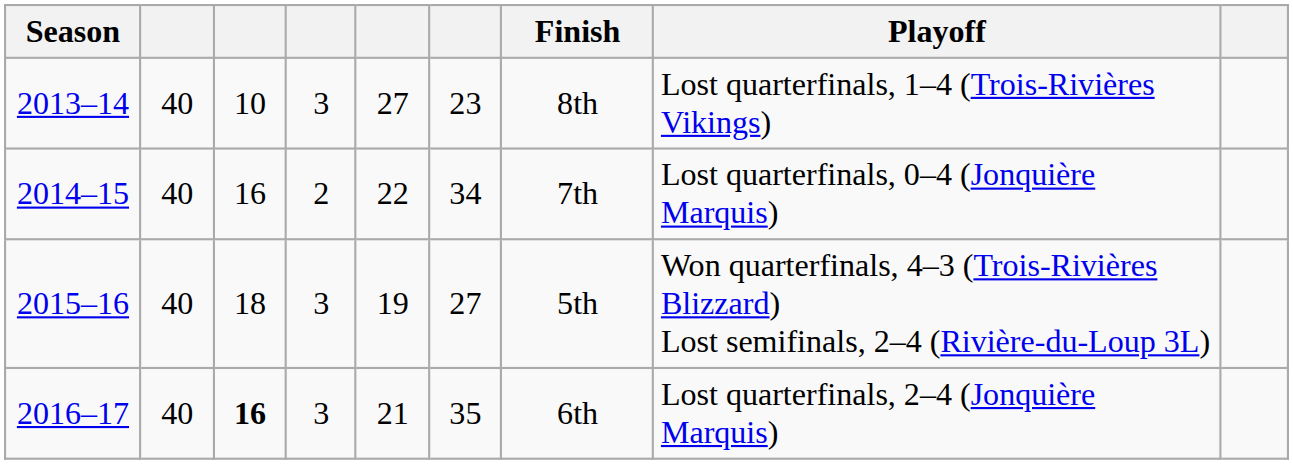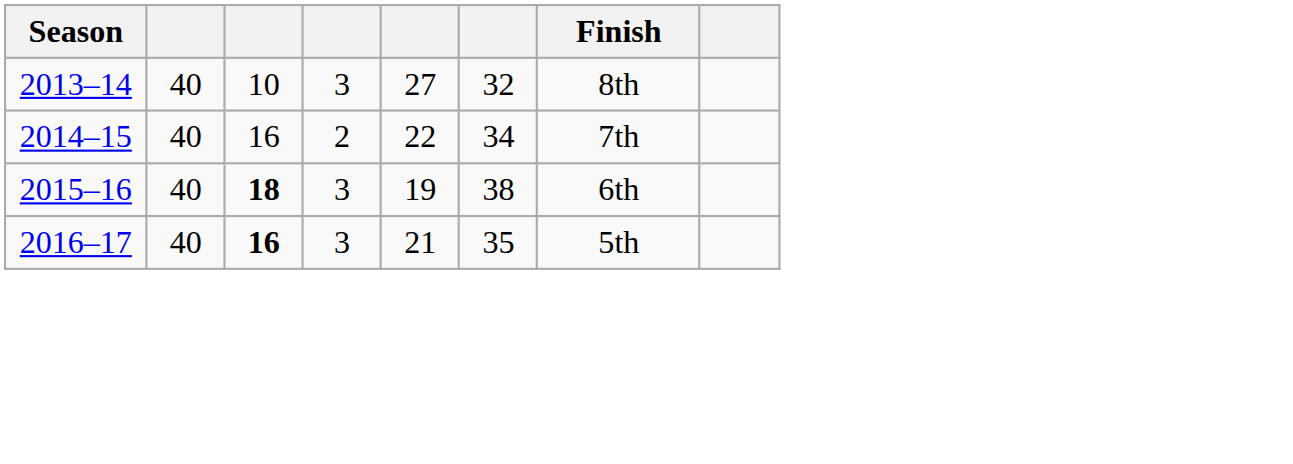- column: (937, 31)
(465, 103) 23 -> (498, 84) 32
(250, 303) normal -> (264, 189) bold
(465, 303) 27 -> (498, 189) 38
(578, 303) 5th -> (619, 189) 6th
(578, 413) 6th -> (619, 242) 5th
